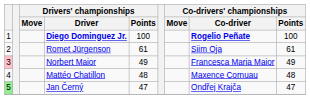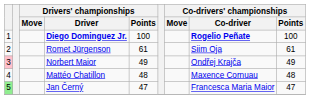(233, 62) Francesca Maria Maior -> (216, 62) Ondřej Krajča
(216, 88) Ondřej Krajča -> (233, 88) Francesca Maria Maior
